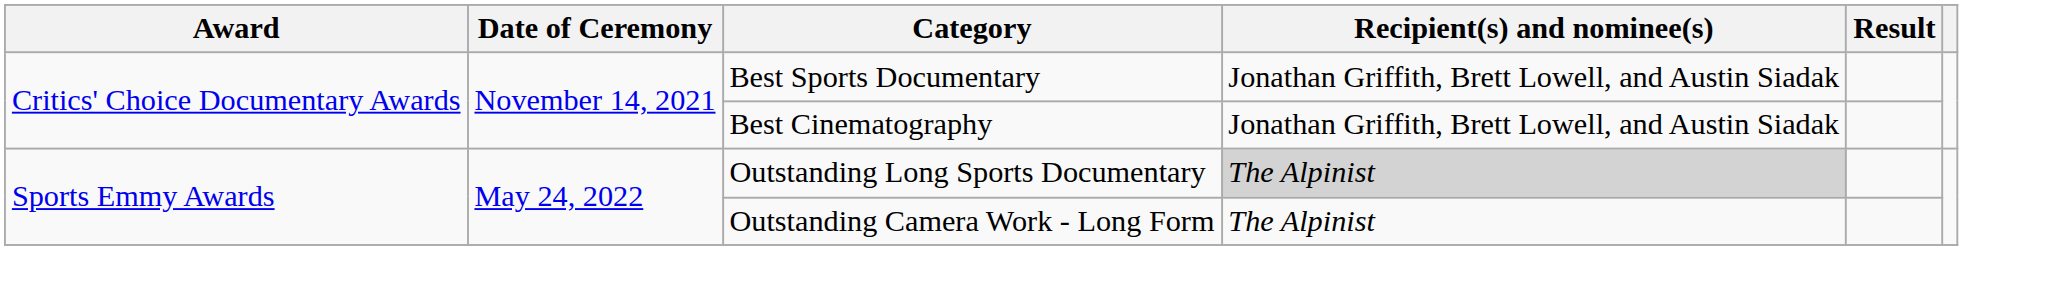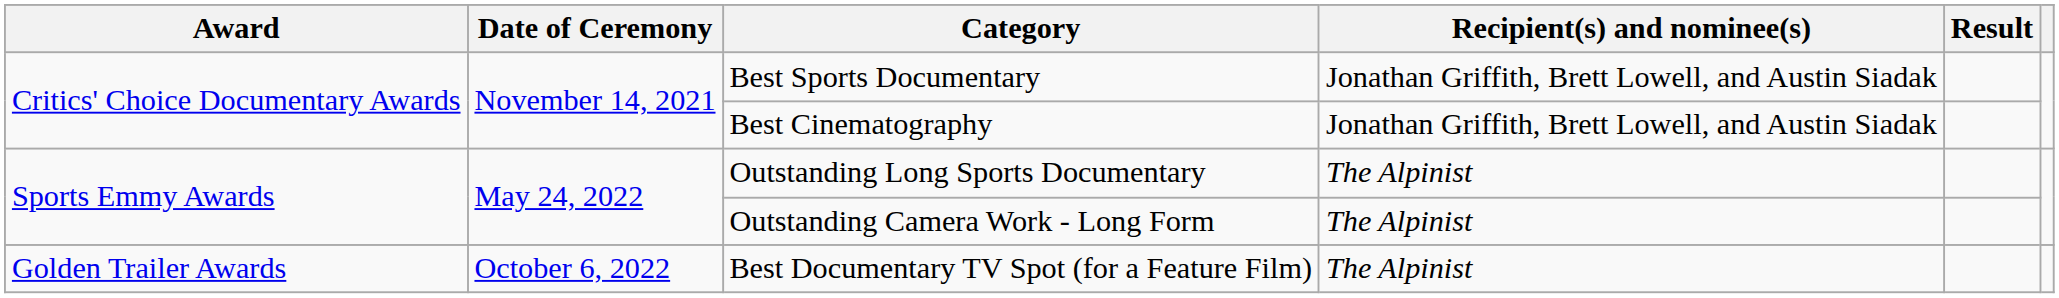(1302, 172) lightgrey background -> (1399, 172) no background
+ row: (1021, 268)
